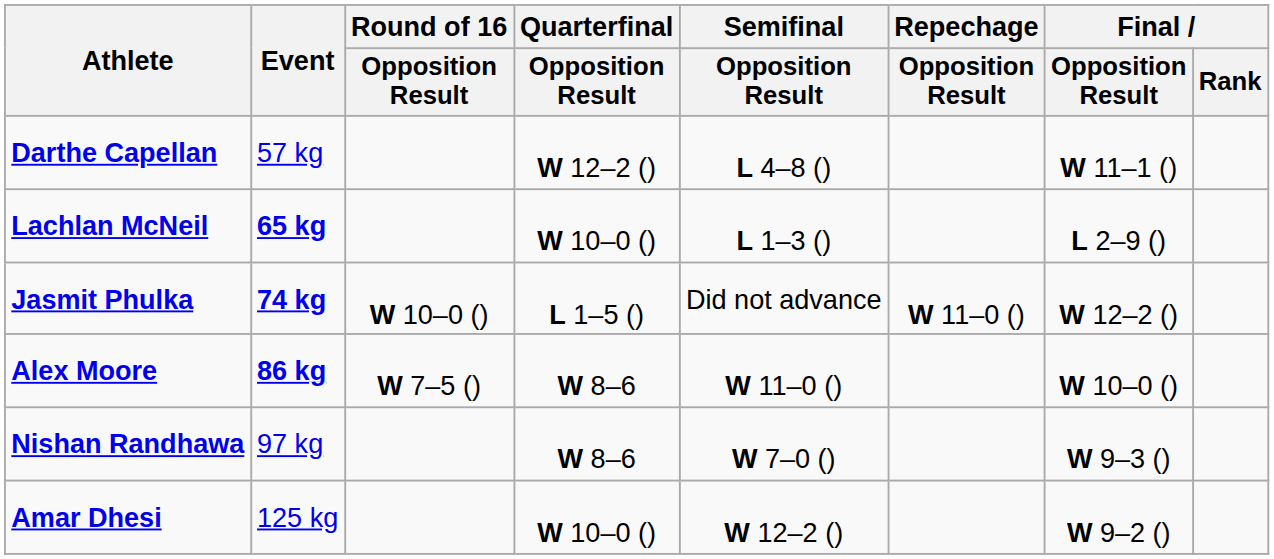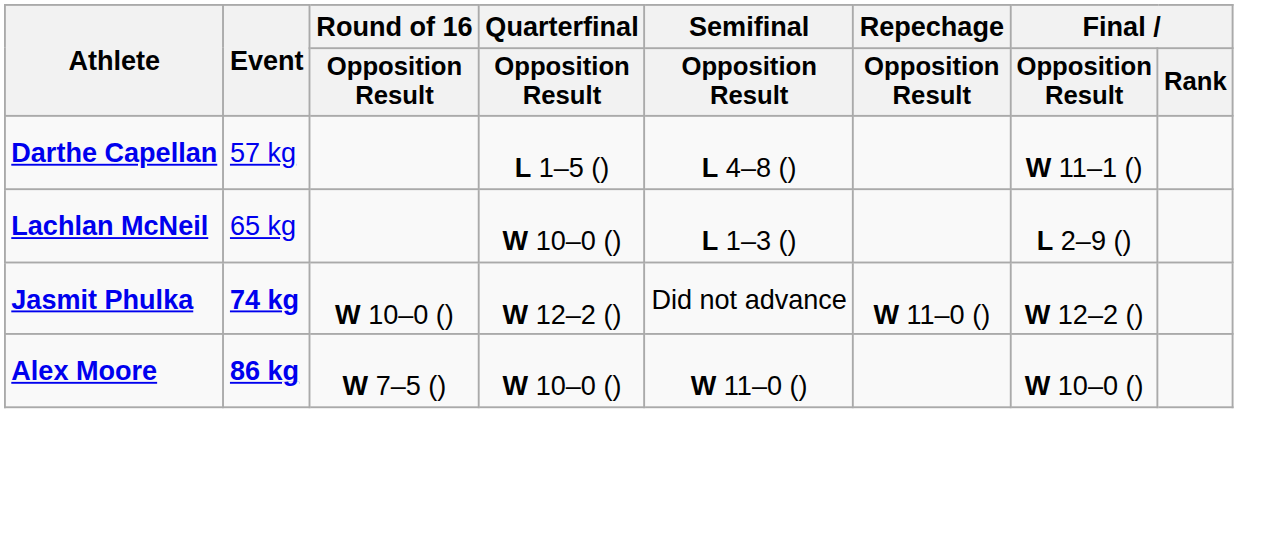(597, 168) W 12–2 () -> (562, 168) L 1–5 ()
(292, 226) bold -> (263, 226) normal
(597, 314) L 1–5 () -> (562, 314) W 12–2 ()
(597, 387) W 8–6 -> (562, 387) W 10–0 ()
- row: (128, 444)
- row: (86, 517)
